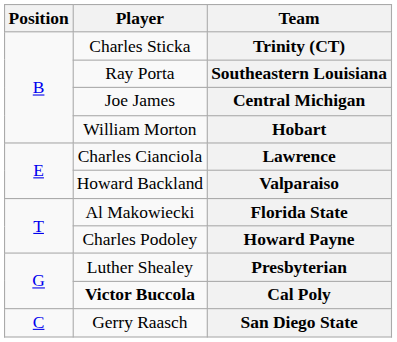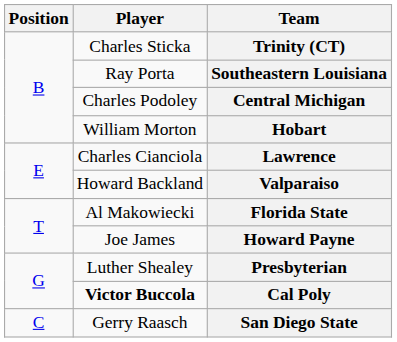(140, 101) Joe James -> (140, 101) Charles Podoley
(140, 239) Charles Podoley -> (140, 239) Joe James
